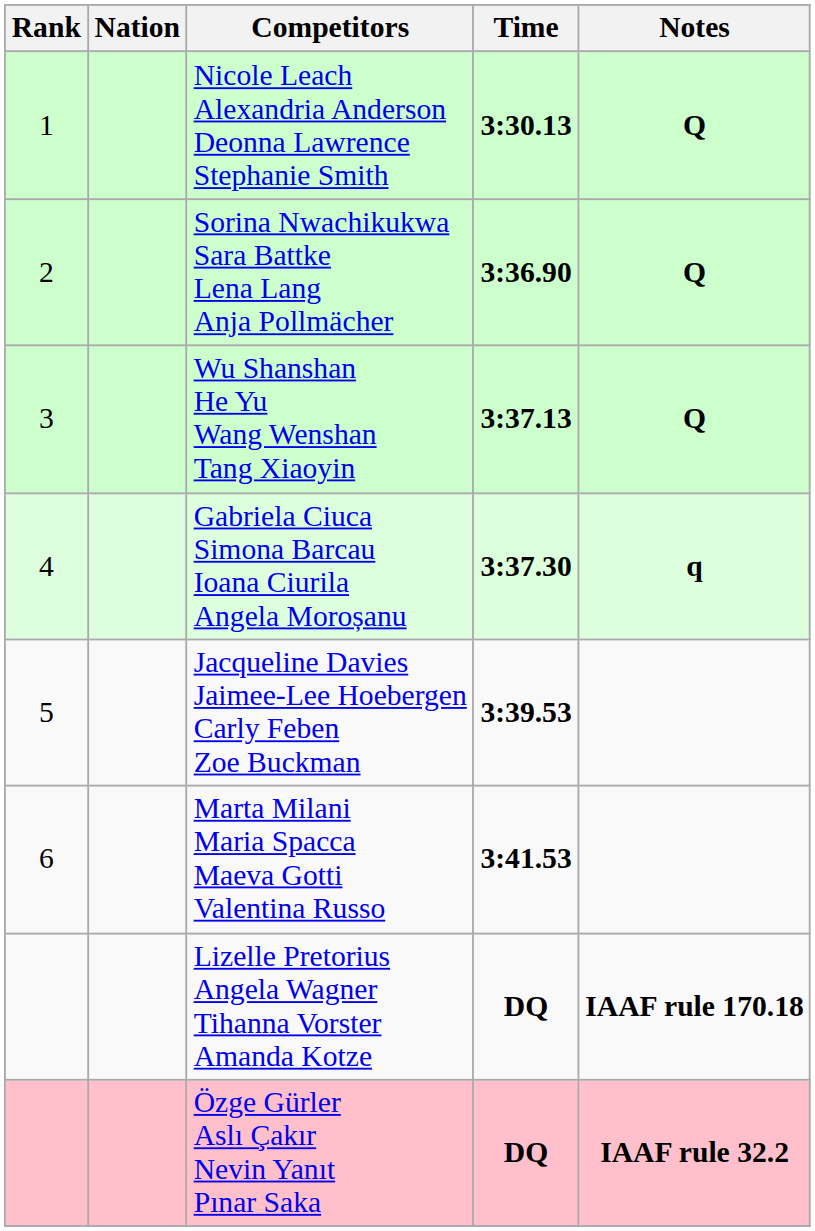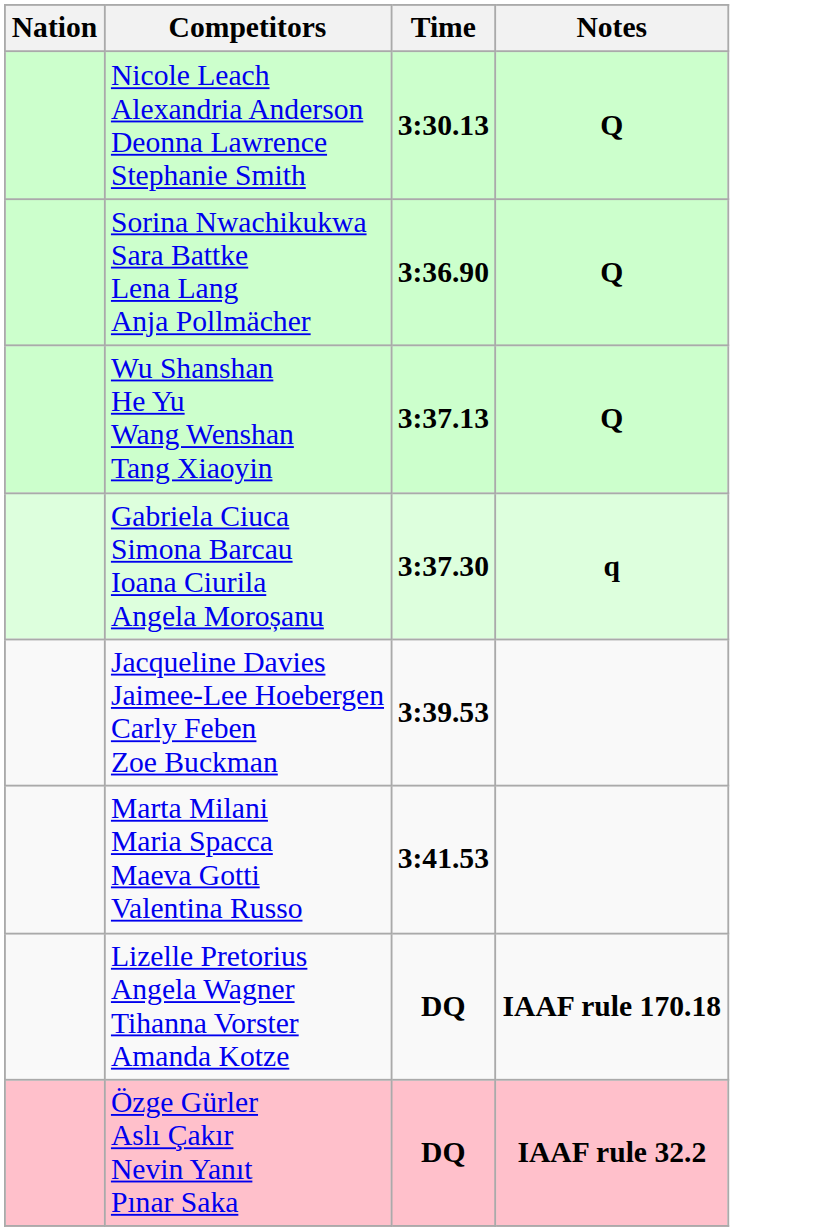- column: (46, 27)
